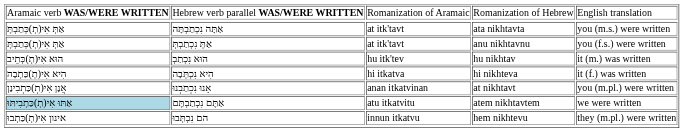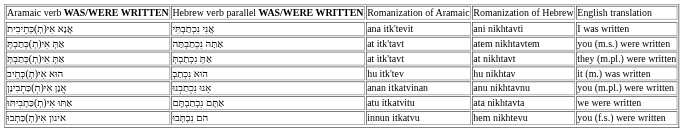+ row: (193, 28)
(499, 28) ata nikhtavta -> (507, 43) atem nikhtavtem
(502, 43) anu nikhtavnu -> (494, 58) at nikhtavt
(622, 43) you (f.s.) were written -> (627, 58) they (m.pl.) were written
- row: (193, 73)
(494, 88) at nikhtavt -> (502, 88) anu nikhtavnu
(40, 103) lightblue background -> (40, 103) no background
(507, 103) atem nikhtavtem -> (499, 103) ata nikhtavta
(627, 118) they (m.pl.) were written -> (622, 118) you (f.s.) were written
